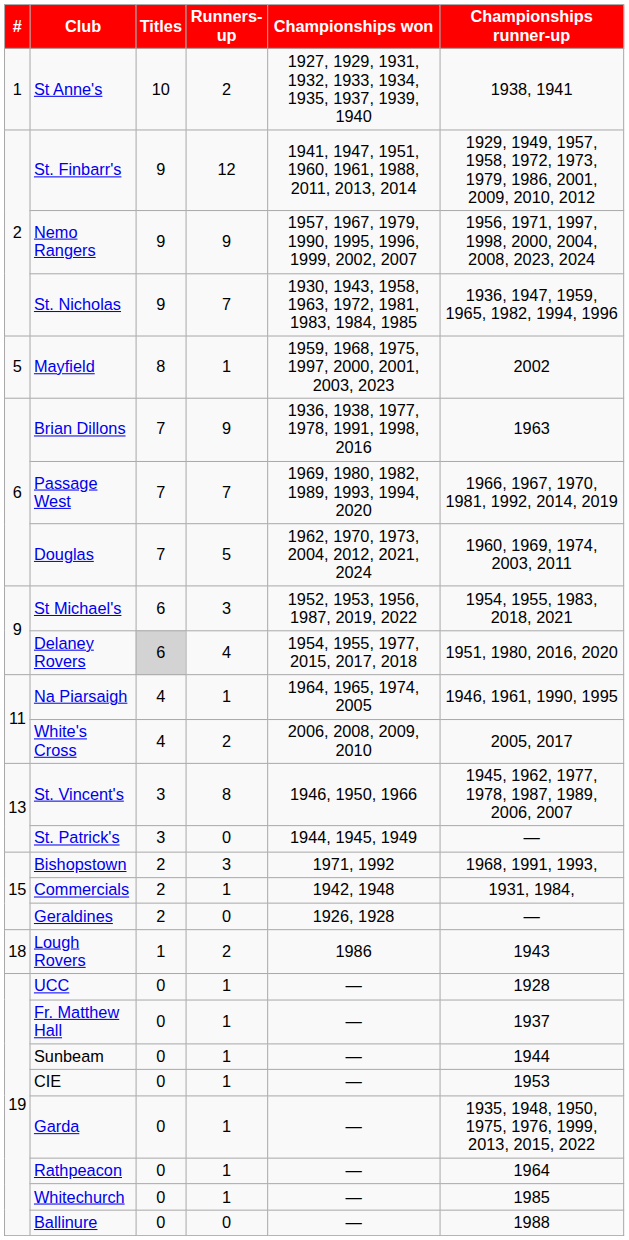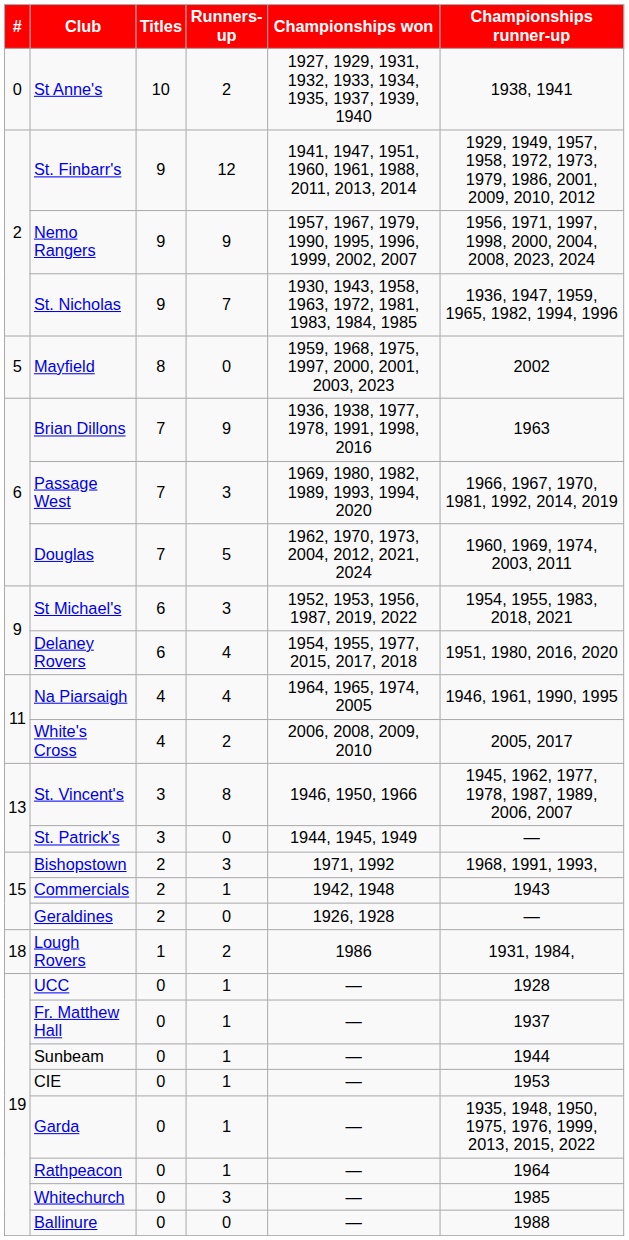(17, 89) 1 -> (17, 89) 0
(227, 367) 1 -> (227, 367) 0
(227, 492) 7 -> (227, 492) 3
(161, 652) lightgrey background -> (161, 652) no background
(227, 696) 1 -> (227, 696) 4
(532, 890) 1931, 1984, -> (532, 890) 1943
(532, 951) 1943 -> (532, 951) 1931, 1984,
(227, 1196) 1 -> (227, 1196) 3
